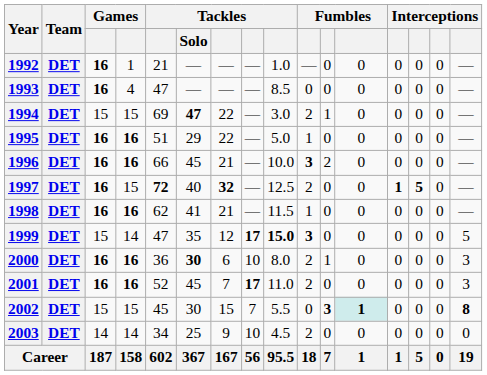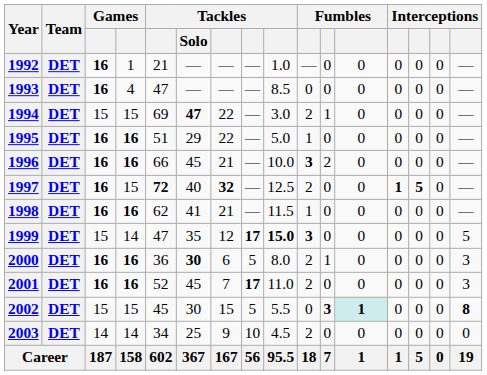(252, 260) 10 -> (252, 260) 5
(252, 308) 7 -> (252, 308) 5
